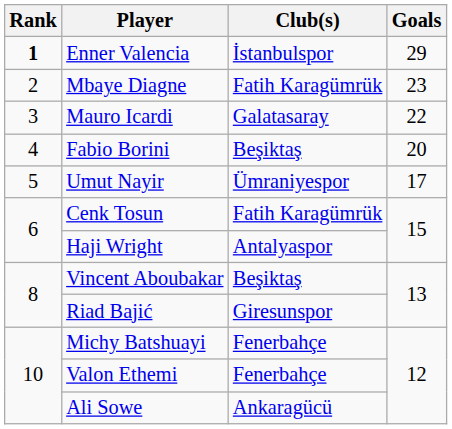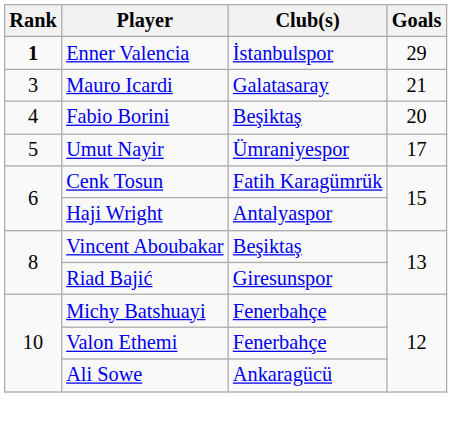- row: (126, 85)
(417, 117) 22 -> (417, 85) 21
